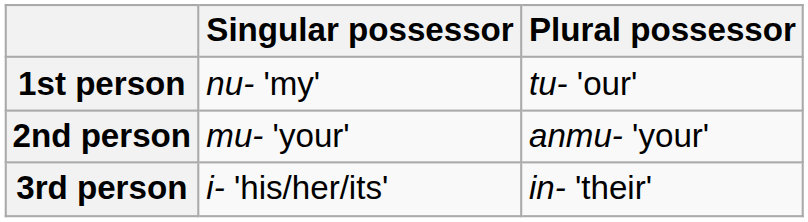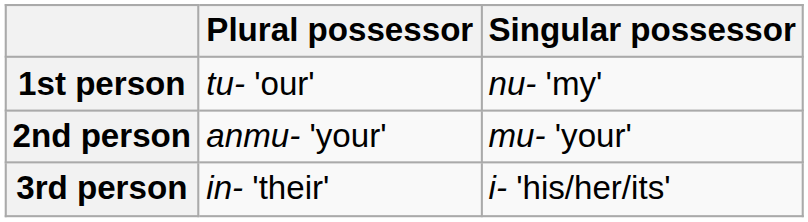columns swapped: (360, 30) <-> (662, 30)
